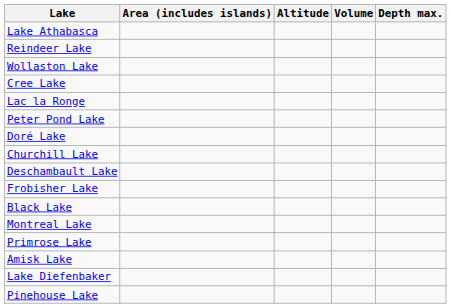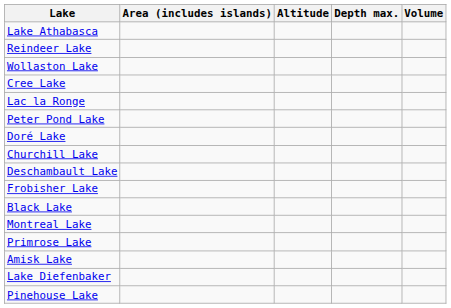columns swapped: (411, 13) <-> (354, 13)
